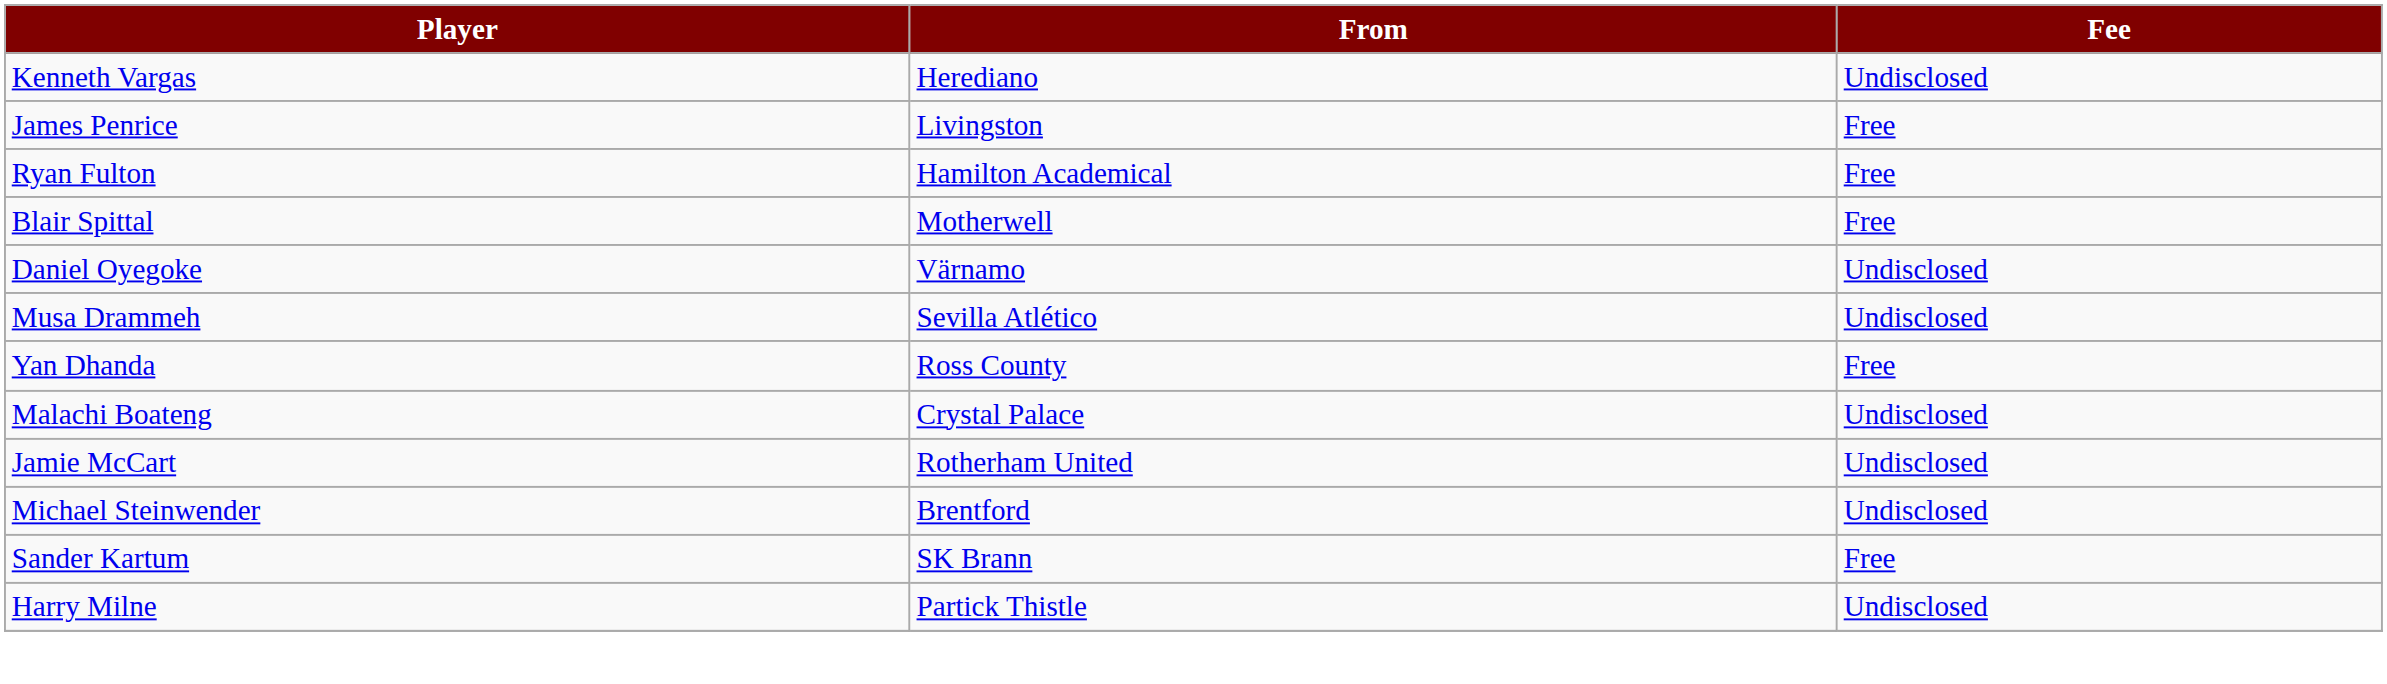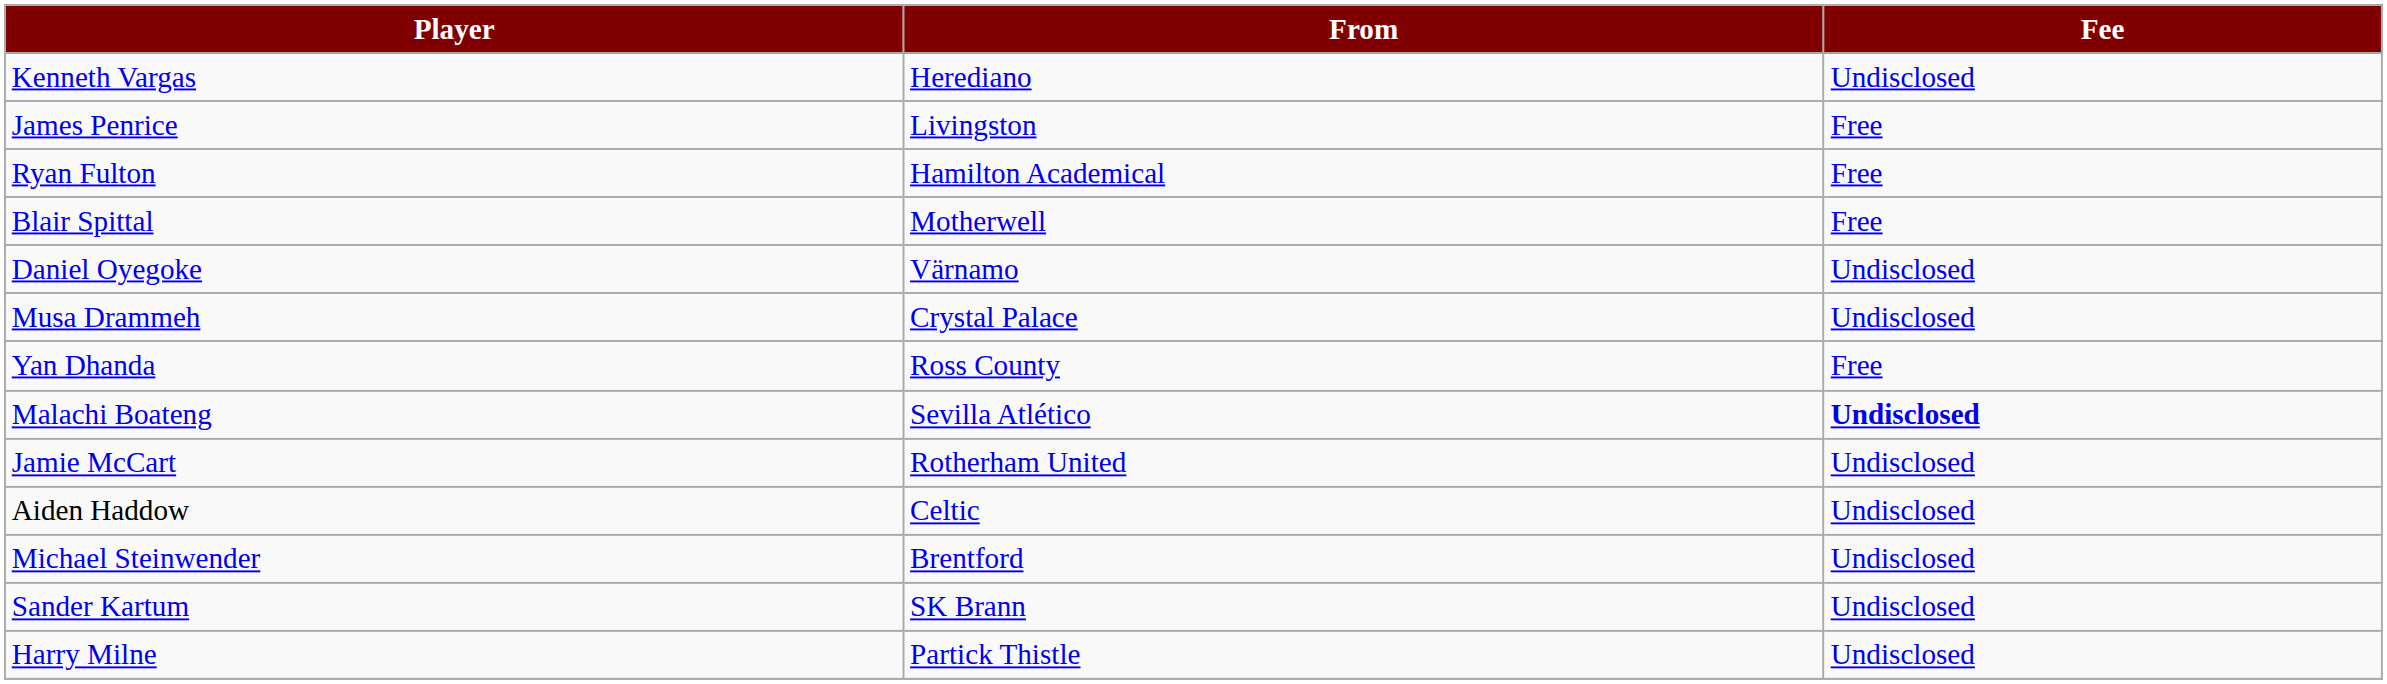(1007, 317) Sevilla Atlético -> (994, 317) Crystal Palace
(1000, 413) Crystal Palace -> (1000, 413) Sevilla Atlético
(1916, 413) normal -> (1905, 413) bold
+ row: (100, 509)
(1870, 558) Free -> (1903, 606) Undisclosed
